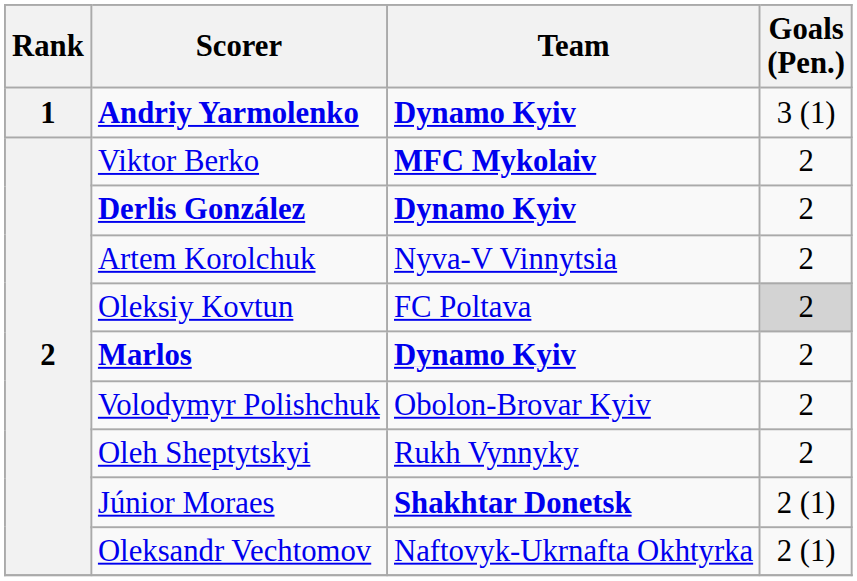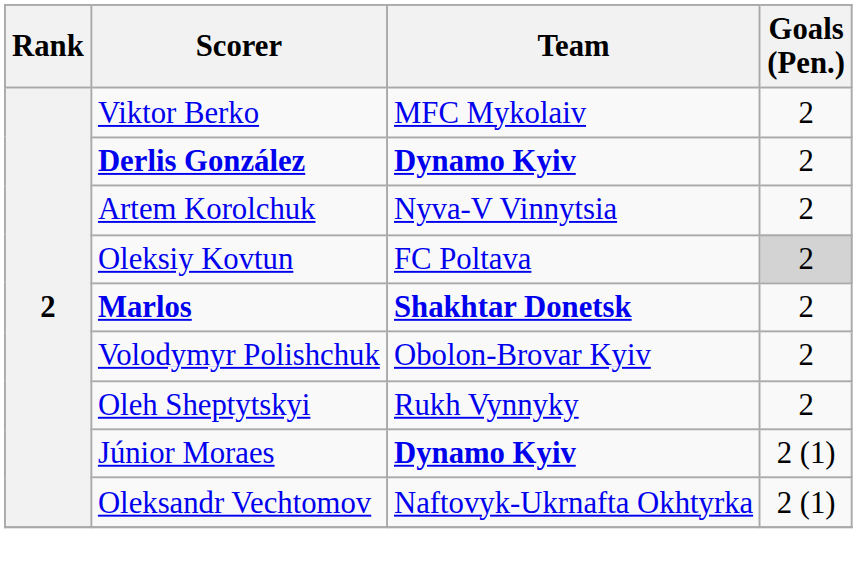- row: (228, 112)
(495, 160) bold -> (490, 112) normal
(485, 355) Dynamo Kyiv -> (513, 307) Shakhtar Donetsk
(513, 501) Shakhtar Donetsk -> (485, 453) Dynamo Kyiv
